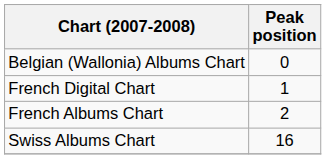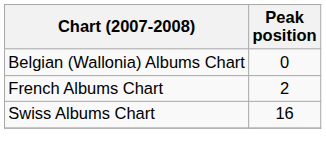- row: (82, 88)
